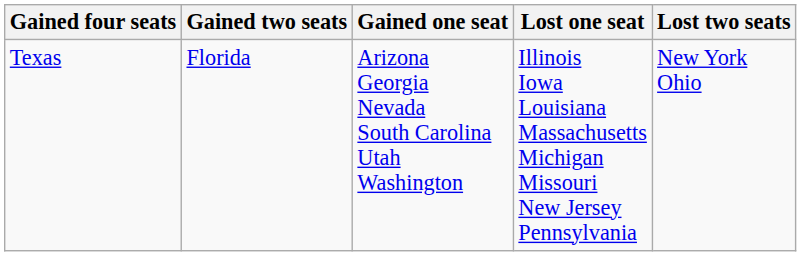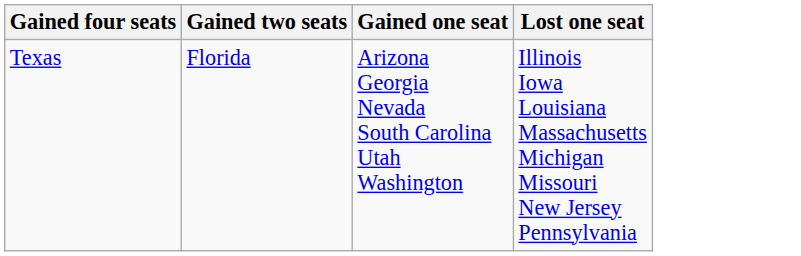- column: (724, 22)
